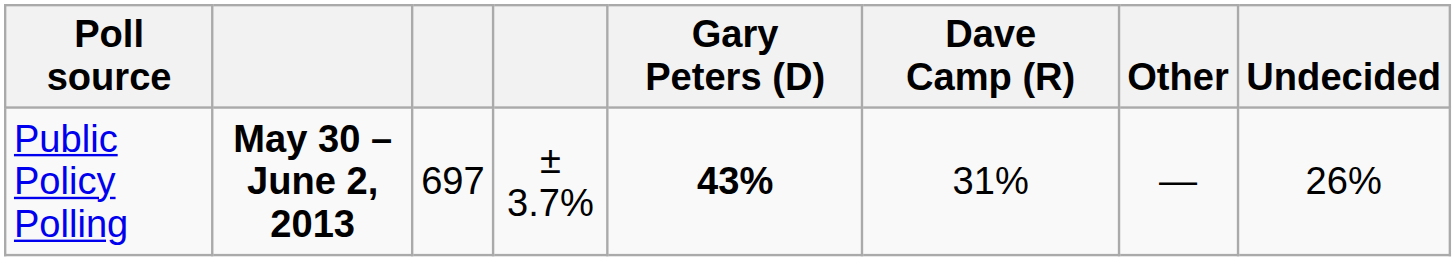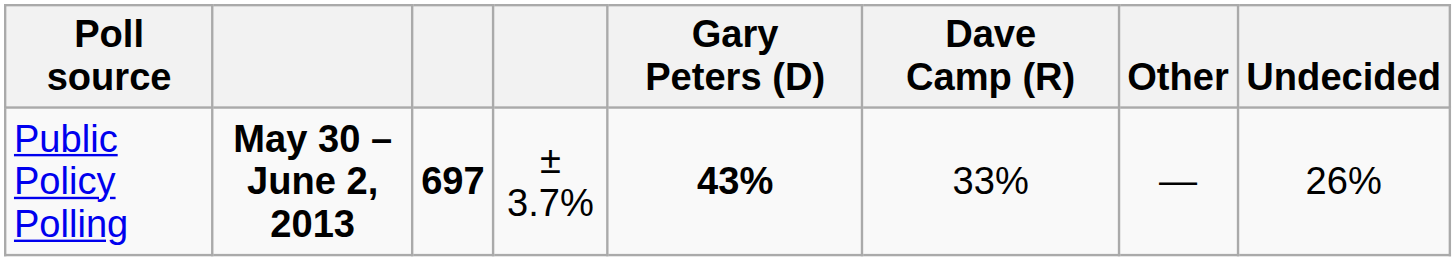(453, 180) normal -> (453, 180) bold
(991, 180) 31% -> (991, 180) 33%
